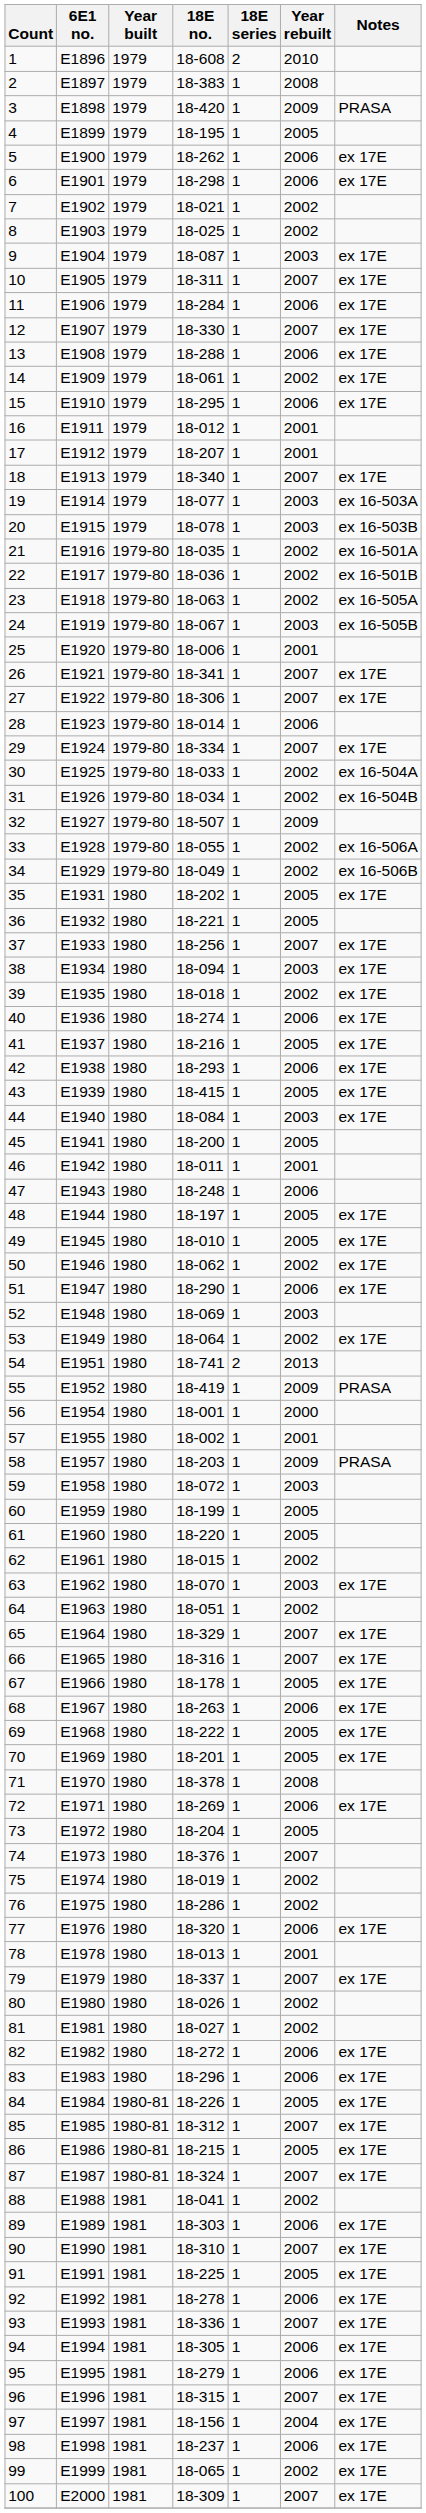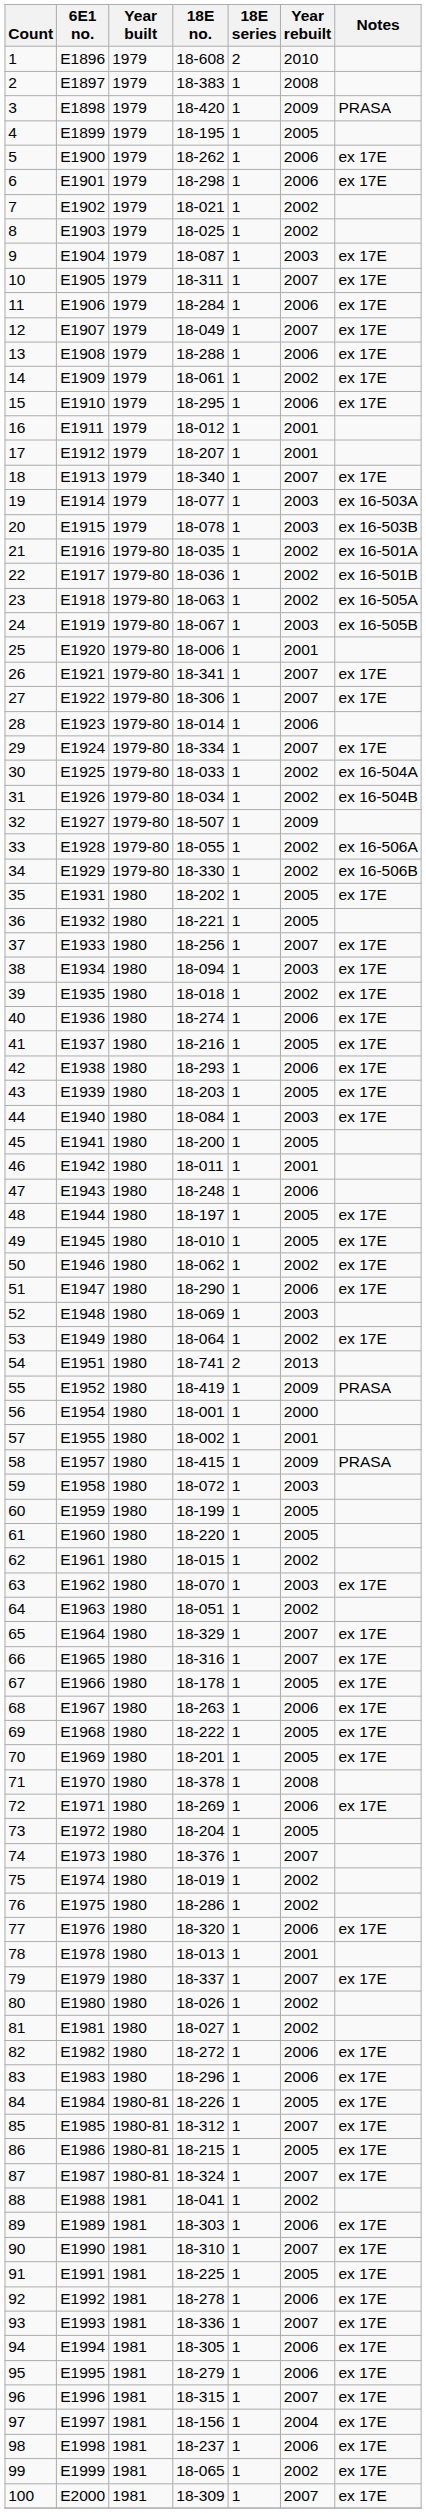(201, 329) 18-330 -> (201, 329) 18-049
(201, 871) 18-049 -> (201, 871) 18-330
(201, 1092) 18-415 -> (201, 1092) 18-203
(201, 1461) 18-203 -> (201, 1461) 18-415
